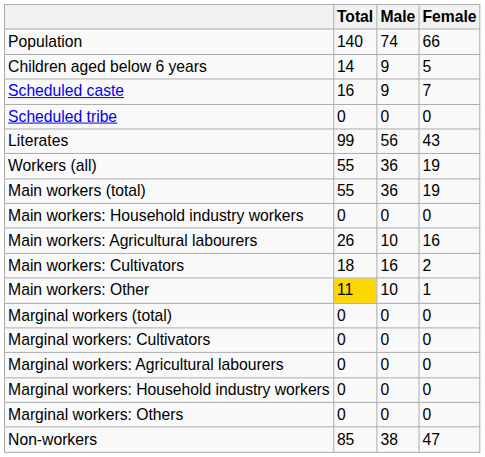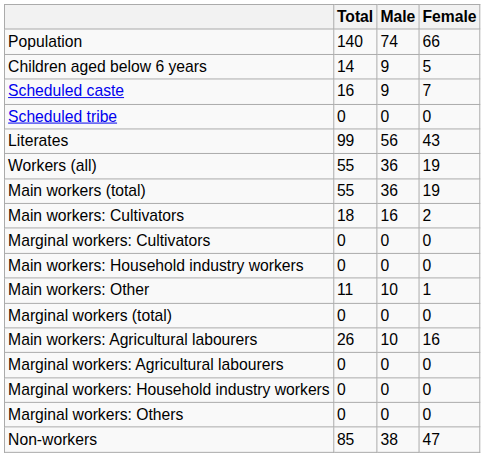rows swapped: (96, 265) <-> (156, 215)
rows swapped: (133, 240) <-> (109, 340)
(345, 290) gold background -> (345, 290) no background
